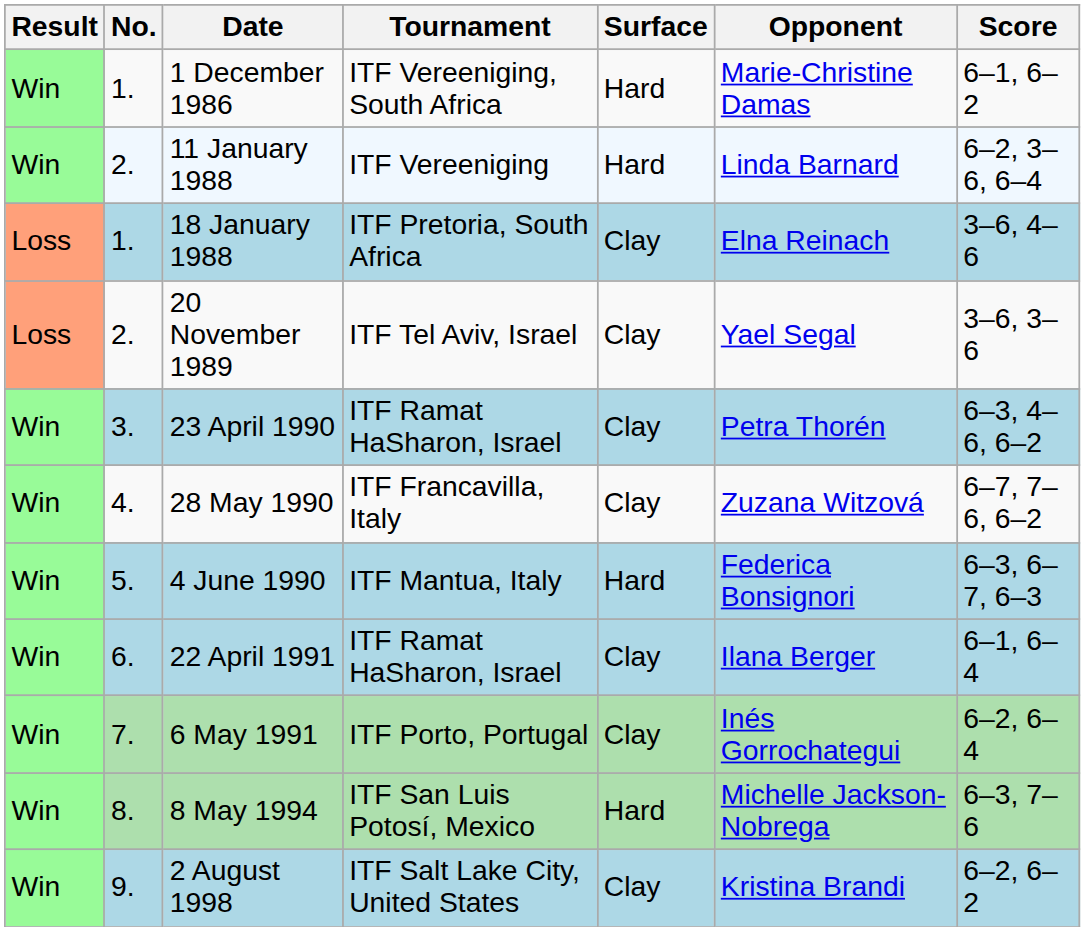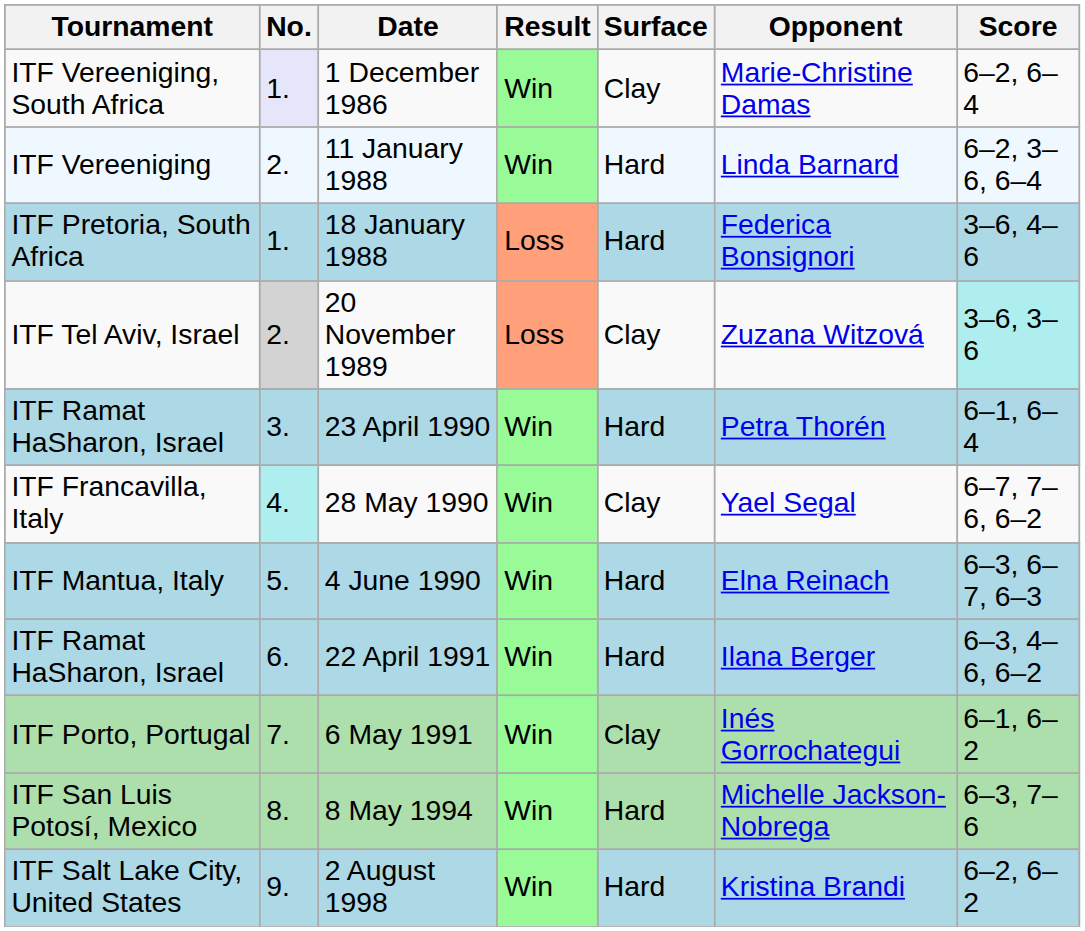columns swapped: (55, 26) <-> (470, 26)
(123, 87) no background -> (278, 87) lavender background
(635, 87) Hard -> (632, 87) Clay
(1011, 87) 6–1, 6–2 -> (1011, 87) 6–2, 6–4
(632, 241) Clay -> (635, 241) Hard
(805, 241) Elna Reinach -> (788, 241) Federica Bonsignori
(123, 334) no background -> (278, 334) lightgrey background
(788, 334) Yael Segal -> (822, 334) Zuzana Witzová
(1011, 334) no background -> (1011, 334) paleturquoise background
(632, 426) Clay -> (635, 426) Hard
(1011, 426) 6–3, 4–6, 6–2 -> (1011, 426) 6–1, 6–4
(123, 503) no background -> (278, 503) paleturquoise background
(822, 503) Zuzana Witzová -> (788, 503) Yael Segal
(788, 580) Federica Bonsignori -> (805, 580) Elna Reinach
(632, 657) Clay -> (635, 657) Hard
(1011, 657) 6–1, 6–4 -> (1011, 657) 6–3, 4–6, 6–2
(1011, 733) 6–2, 6–4 -> (1011, 733) 6–1, 6–2
(632, 887) Clay -> (635, 887) Hard
